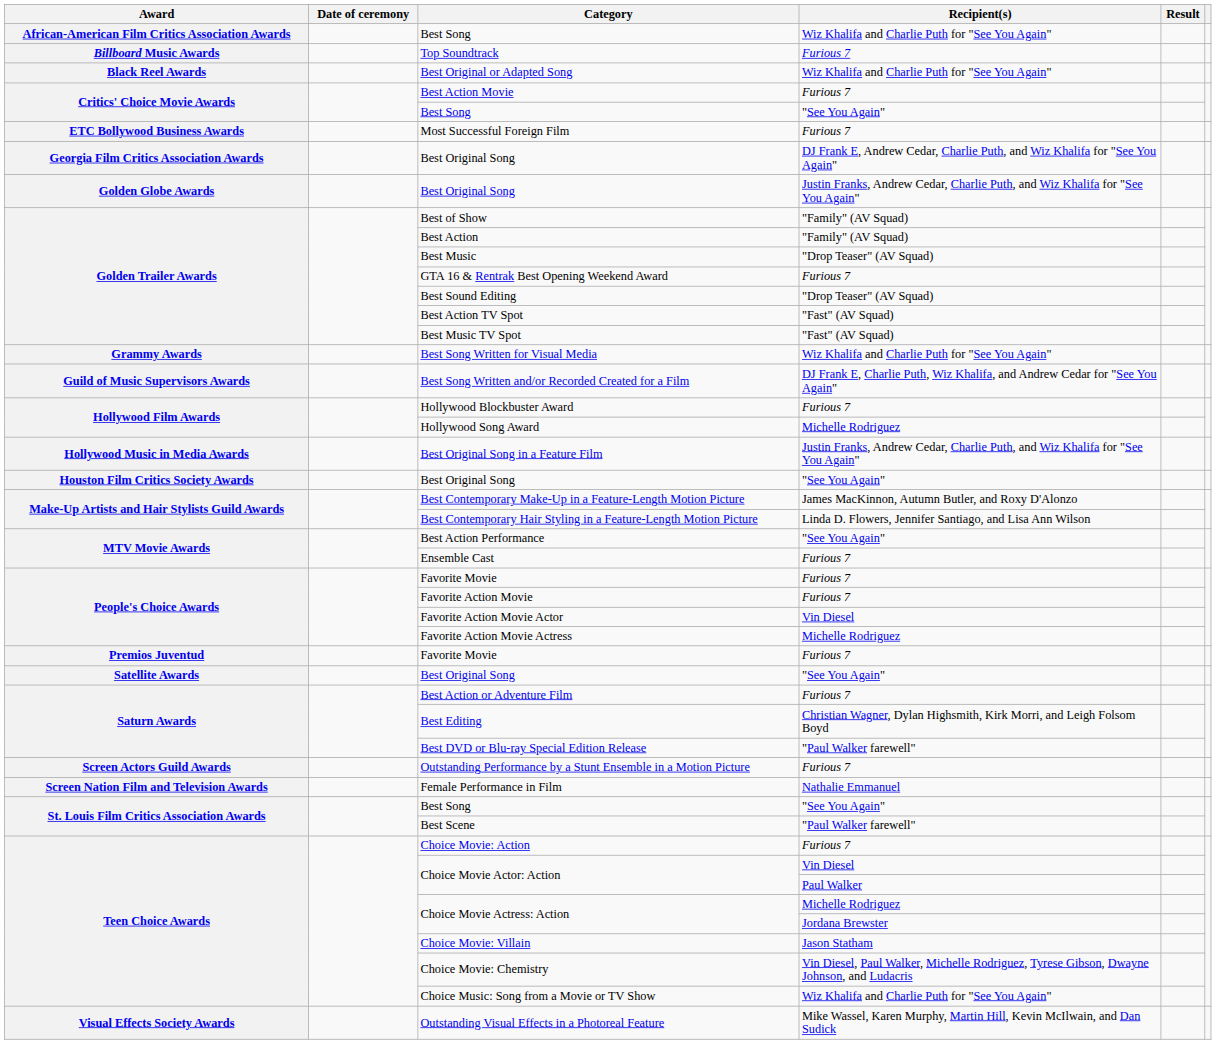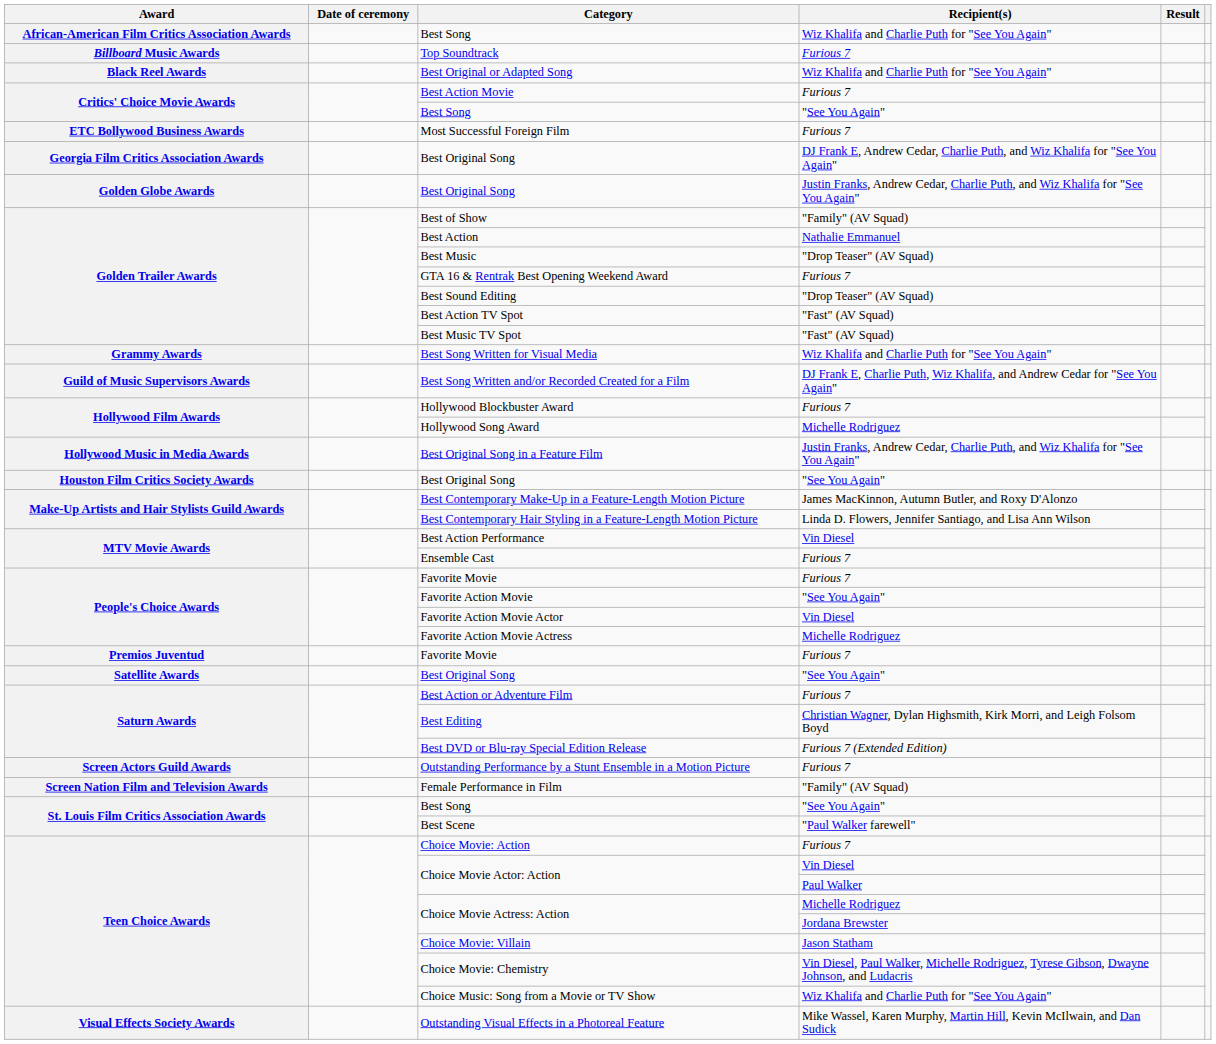(855, 237) "Family" (AV Squad) -> (851, 237) Nathalie Emmanuel
(843, 538) "See You Again" -> (828, 538) Vin Diesel
(826, 597) Furious 7 -> (843, 597) "See You Again"
(859, 747) "Paul Walker farewell" -> (874, 747) Furious 7 (Extended Edition)
(851, 786) Nathalie Emmanuel -> (855, 786) "Family" (AV Squad)
